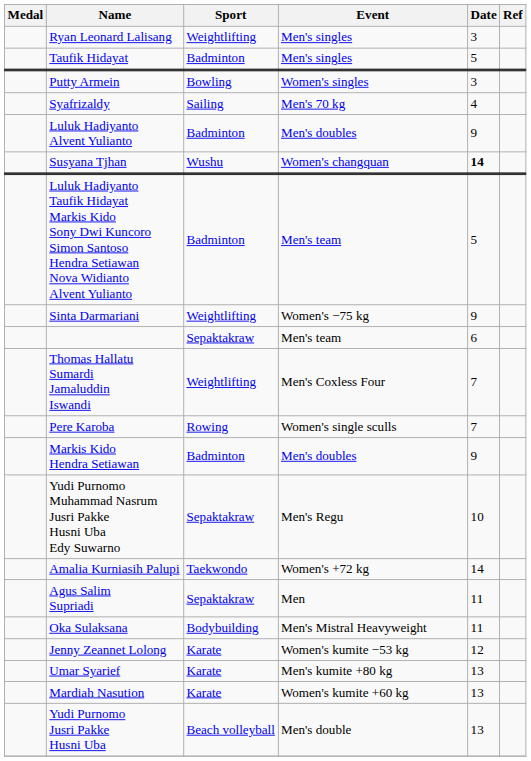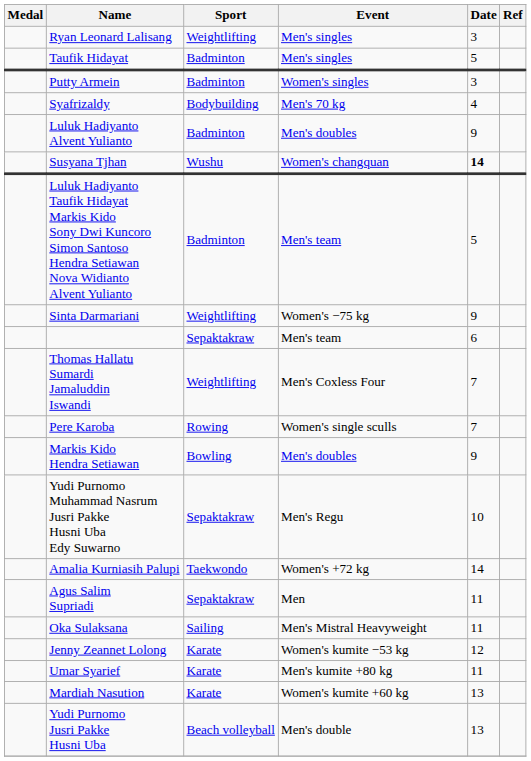(209, 82) Bowling -> (216, 82) Badminton
(205, 103) Sailing -> (223, 103) Bodybuilding
(216, 456) Badminton -> (209, 456) Bowling
(223, 628) Bodybuilding -> (205, 628) Sailing
(477, 671) 13 -> (477, 671) 11
